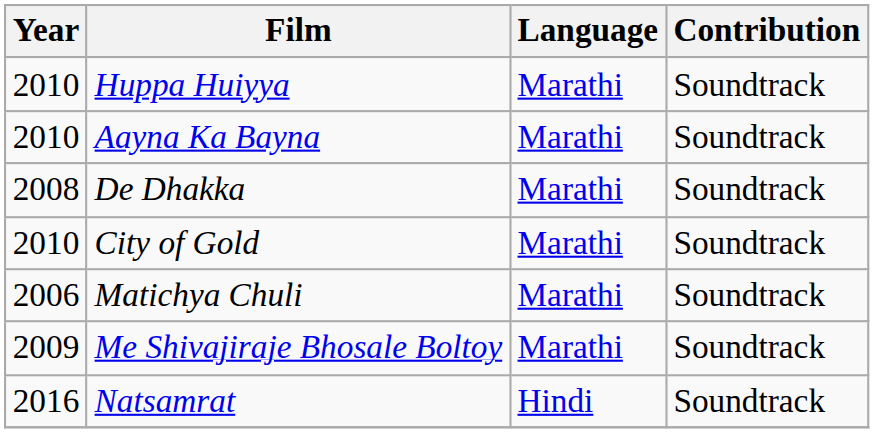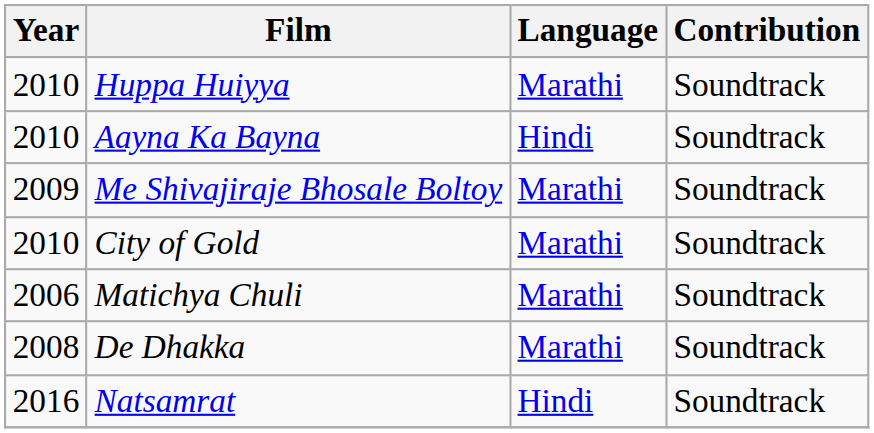(570, 136) Marathi -> (555, 136) Hindi
rows swapped: (170, 189) <-> (298, 347)
